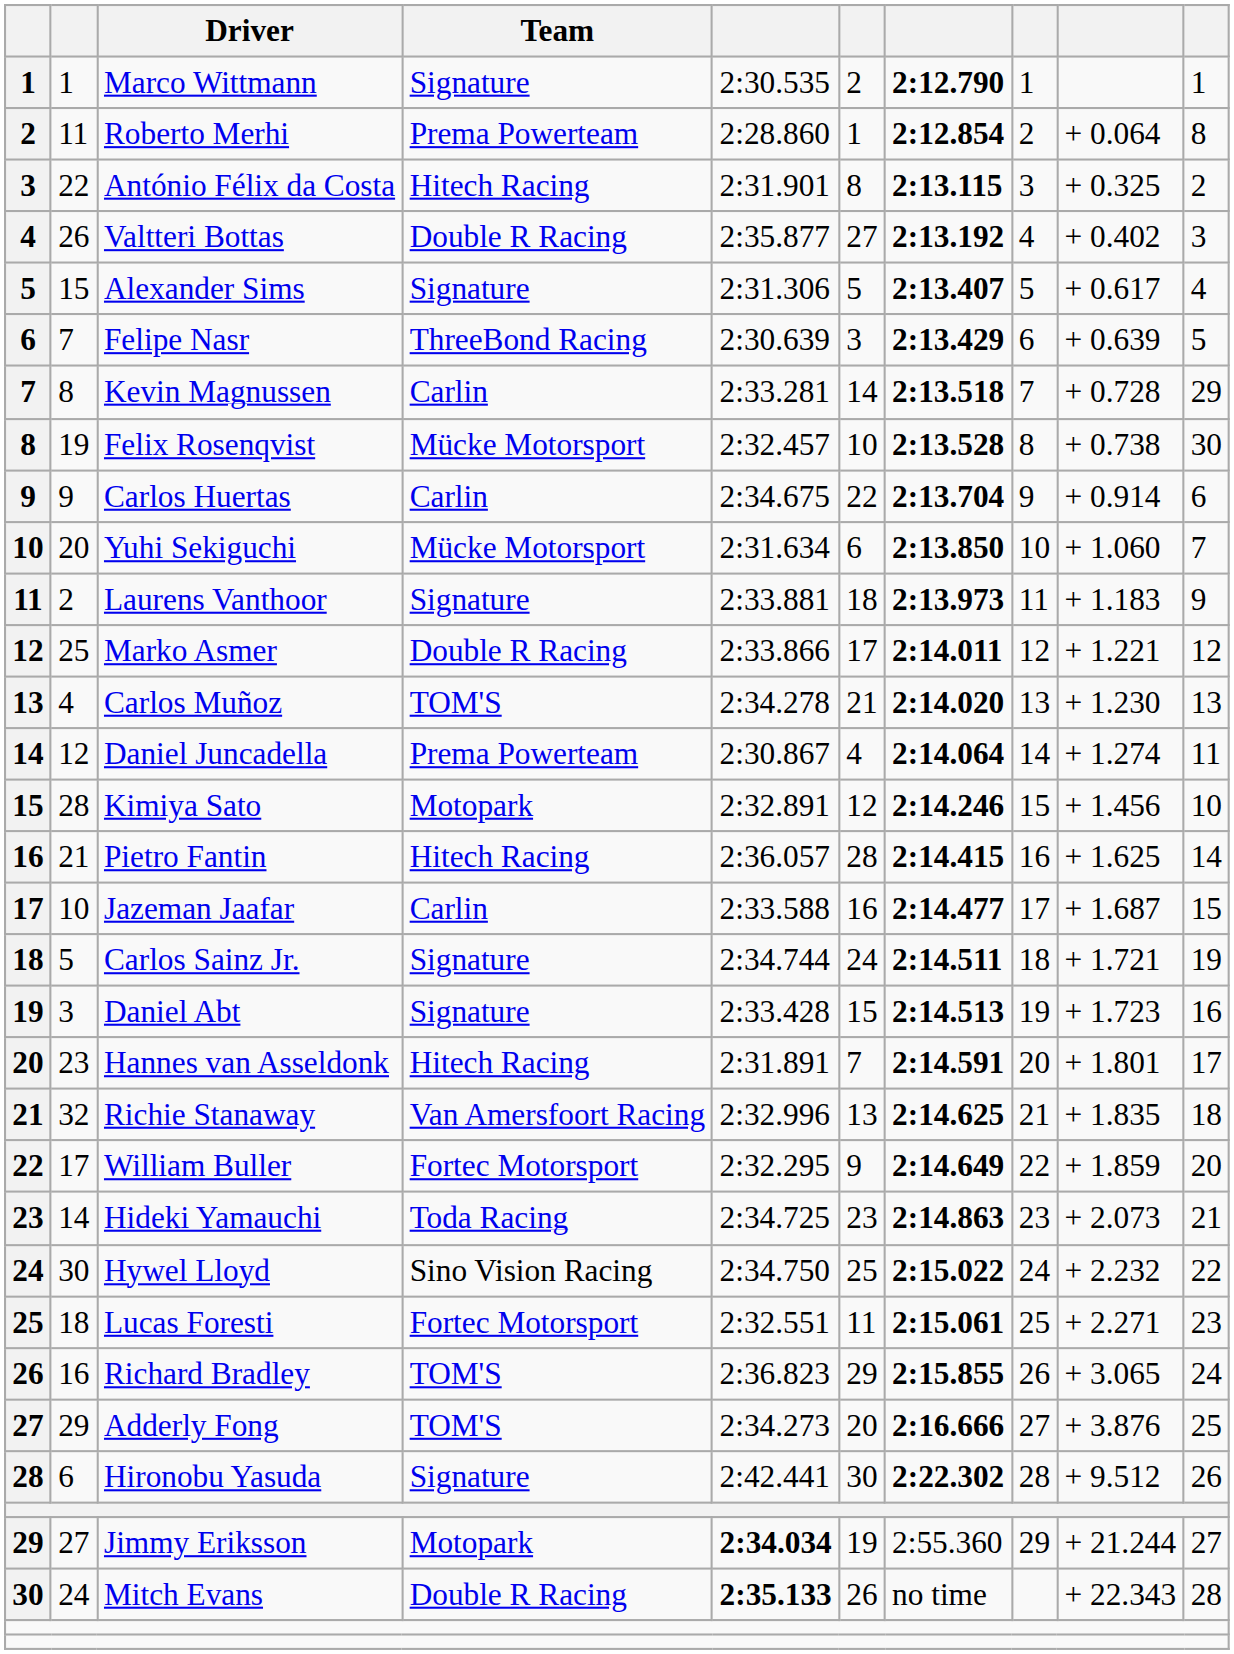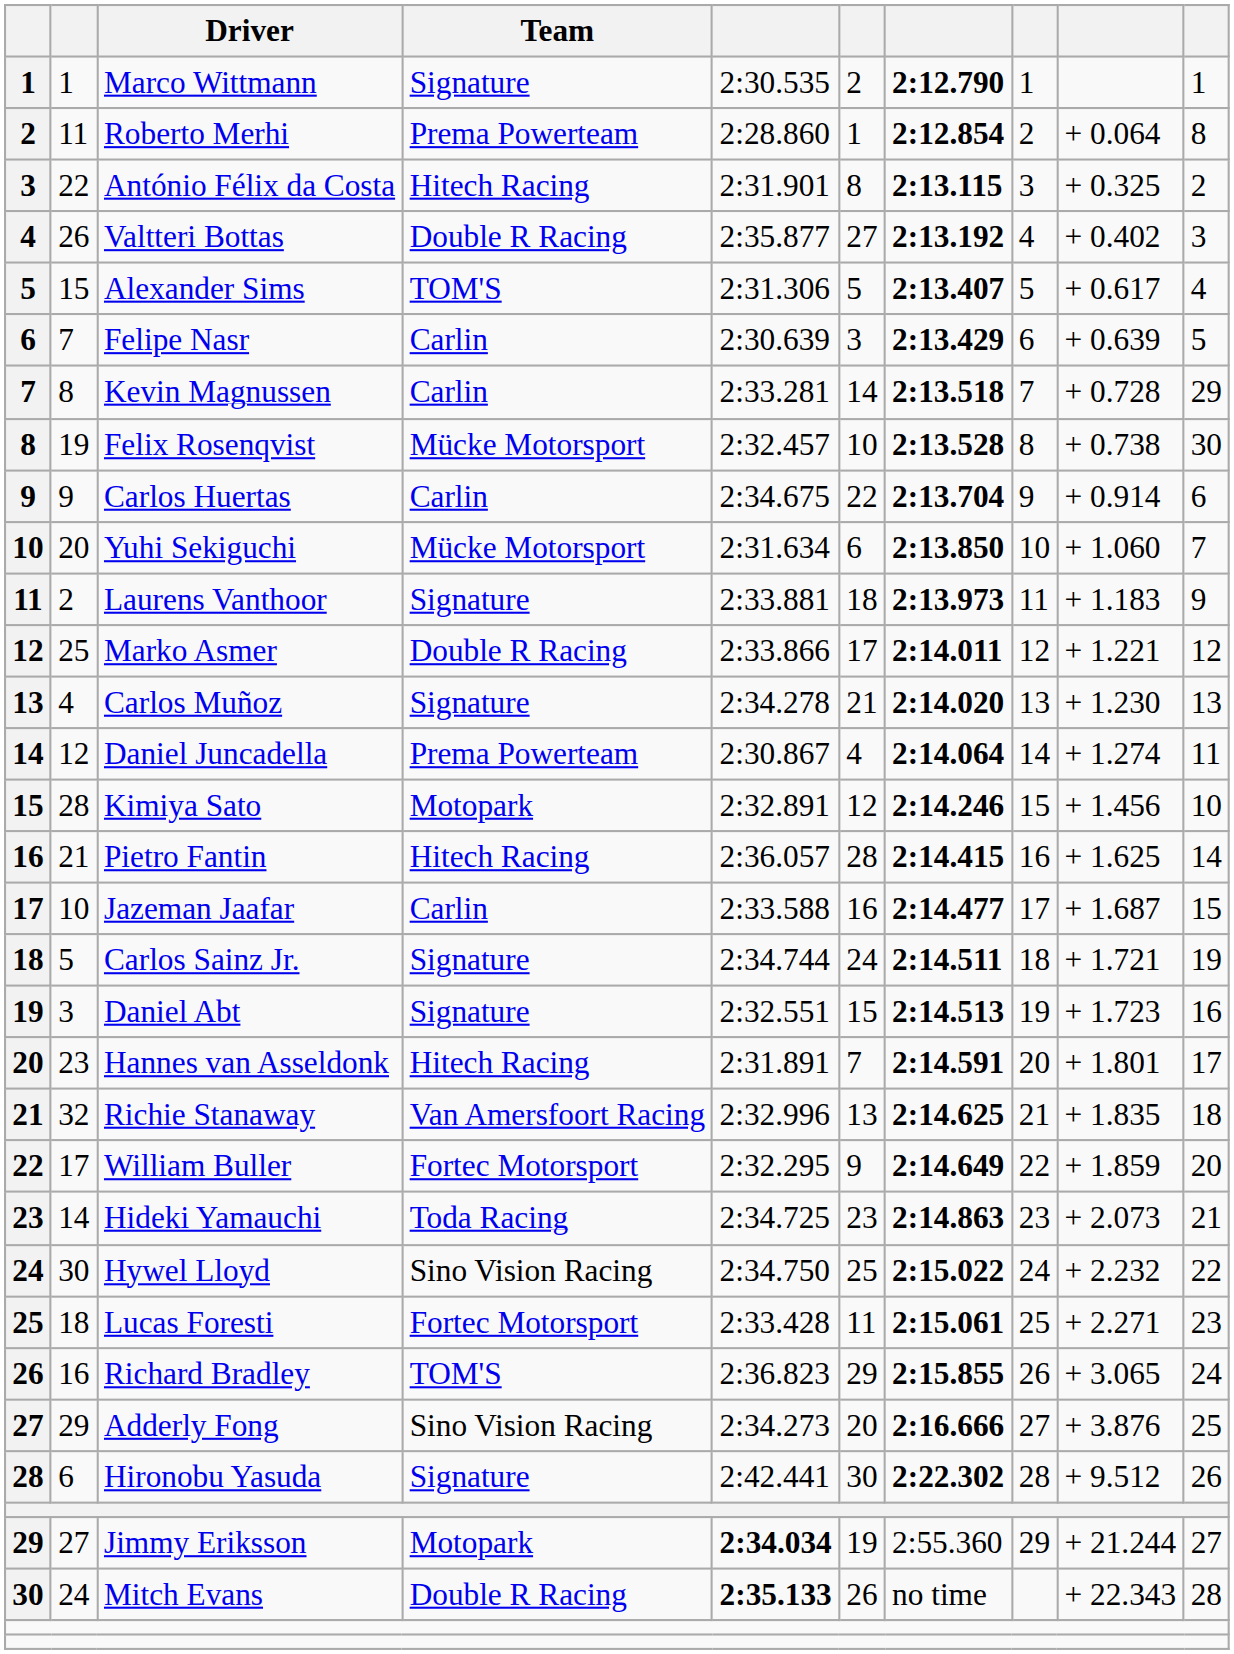(470, 288) Signature -> (456, 288) TOM'S
(528, 340) ThreeBond Racing -> (449, 340) Carlin
(456, 701) TOM'S -> (470, 701) Signature
(775, 1011) 2:33.428 -> (775, 1011) 2:32.551
(775, 1321) 2:32.551 -> (775, 1321) 2:33.428
(456, 1424) TOM'S -> (531, 1424) Sino Vision Racing
